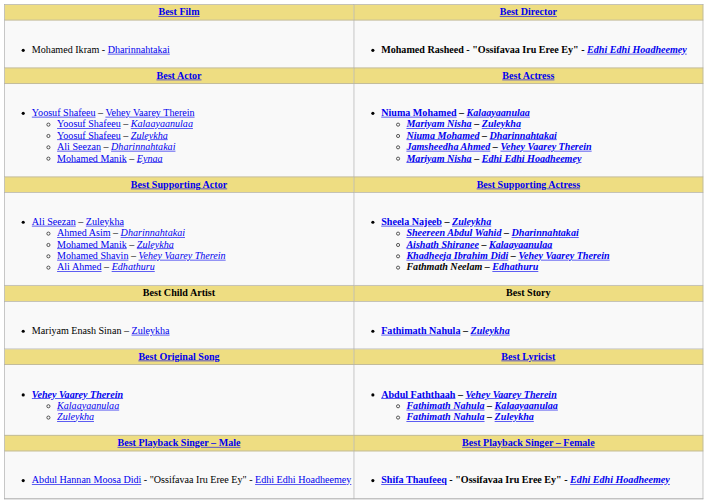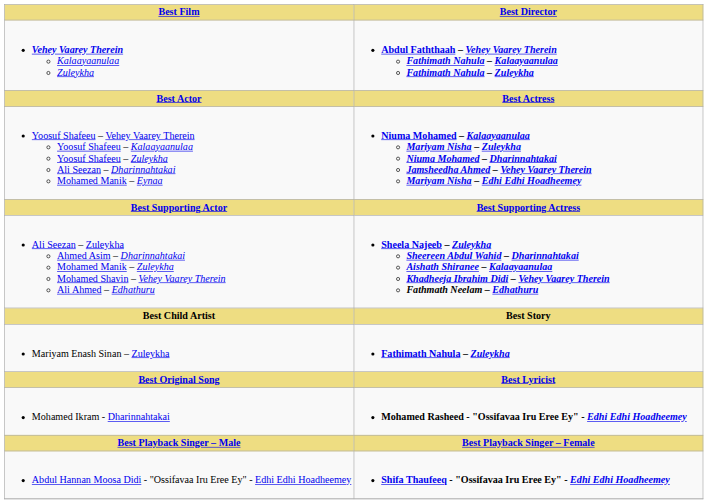rows swapped: (179, 406) <-> (179, 50)
